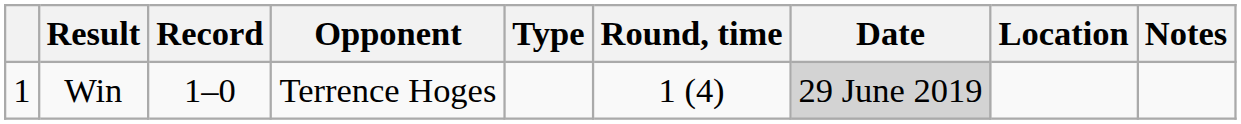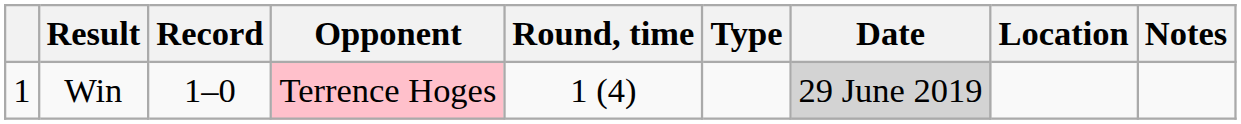columns swapped: (548, 33) <-> (692, 33)
(388, 90) no background -> (388, 90) pink background
